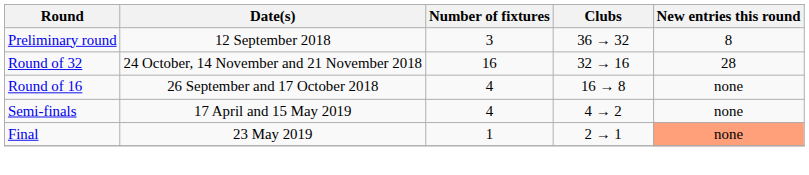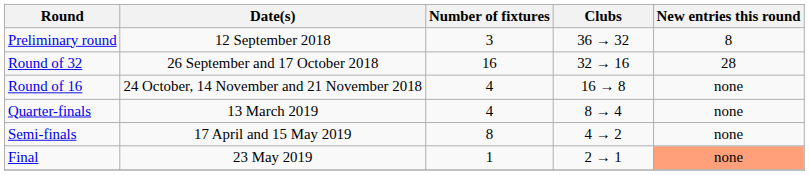(273, 63) 24 October, 14 November and 21 November 2018 -> (273, 63) 26 September and 17 October 2018
(273, 87) 26 September and 17 October 2018 -> (273, 87) 24 October, 14 November and 21 November 2018
+ row: (49, 110)
(489, 110) 4 -> (489, 134) 8
